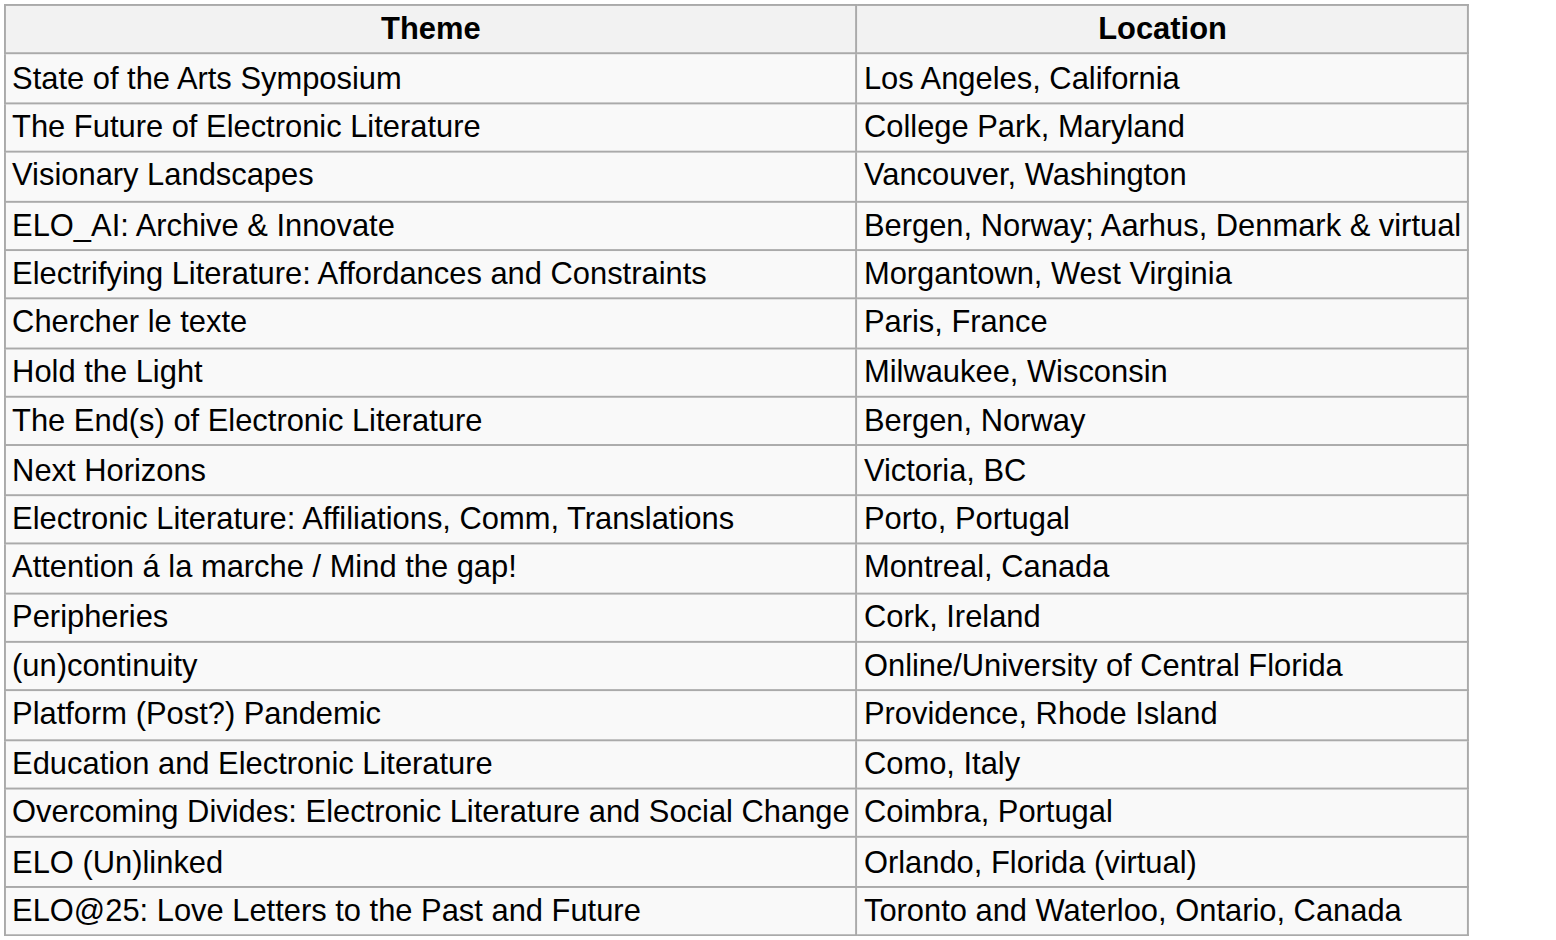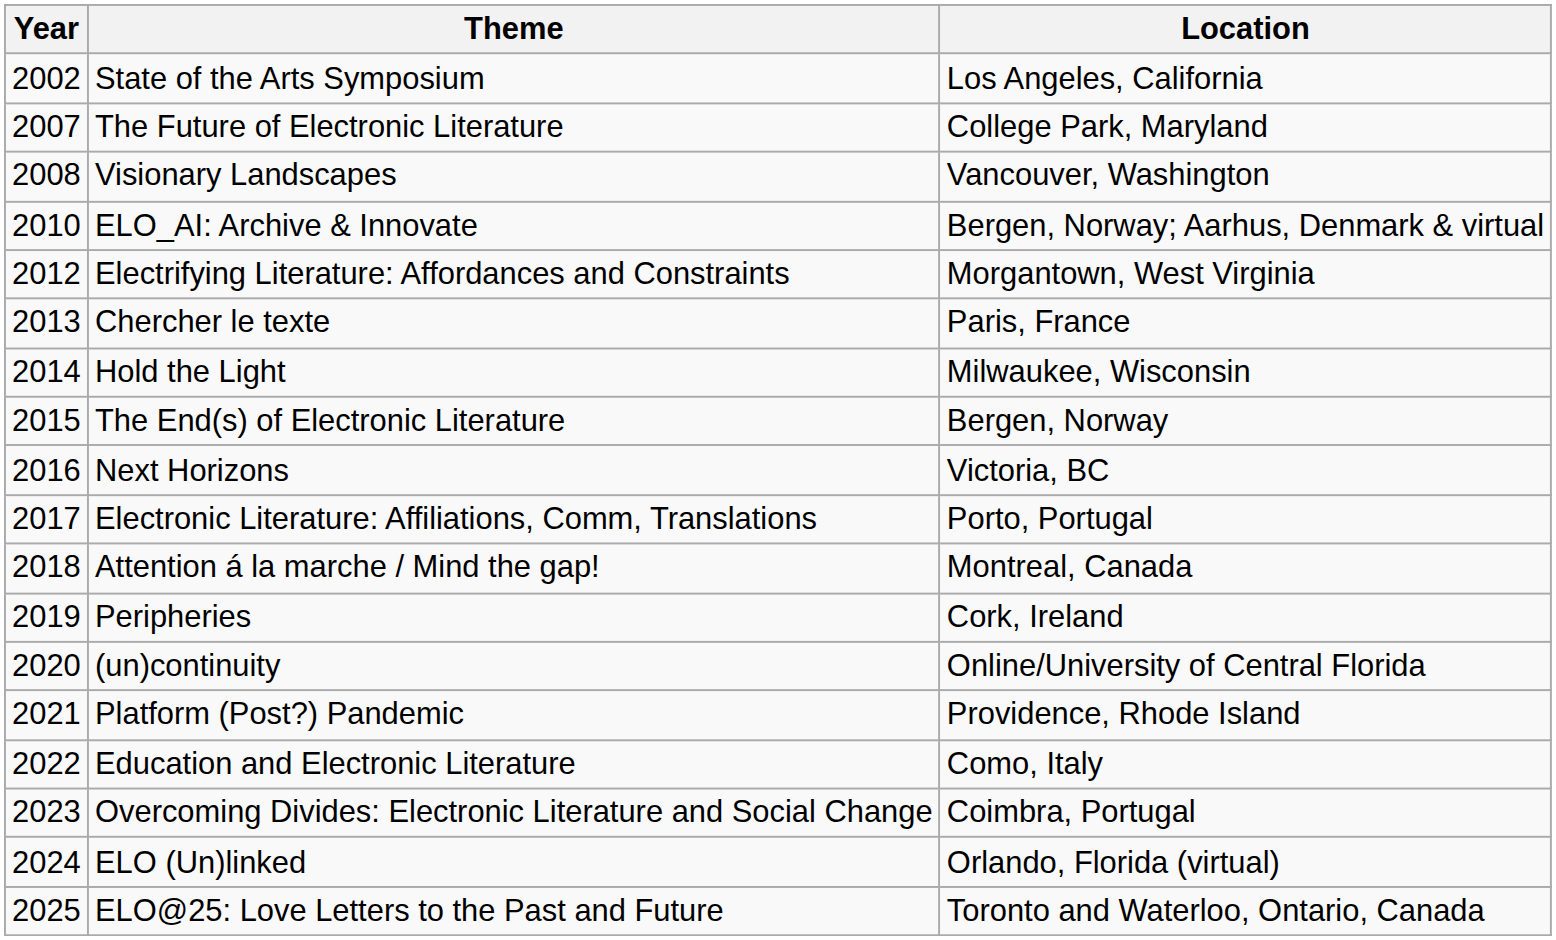+ column: (46, 28)
